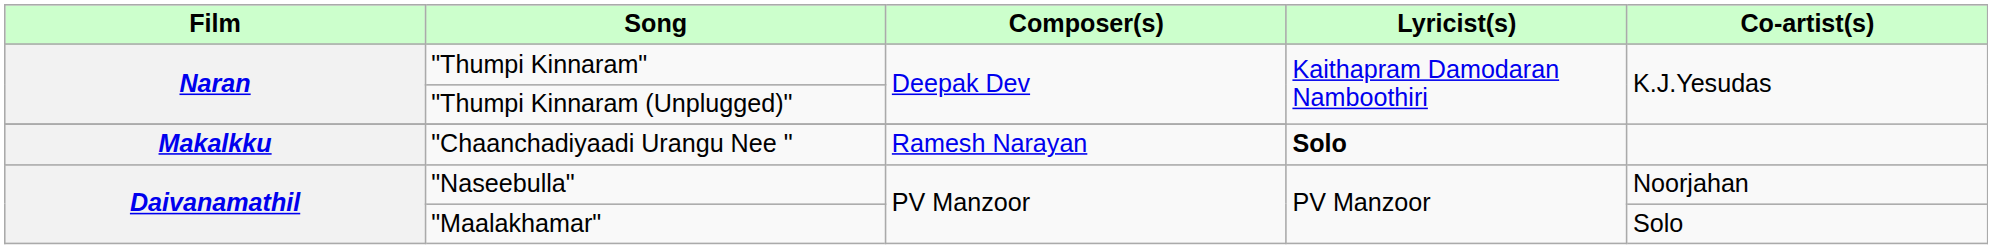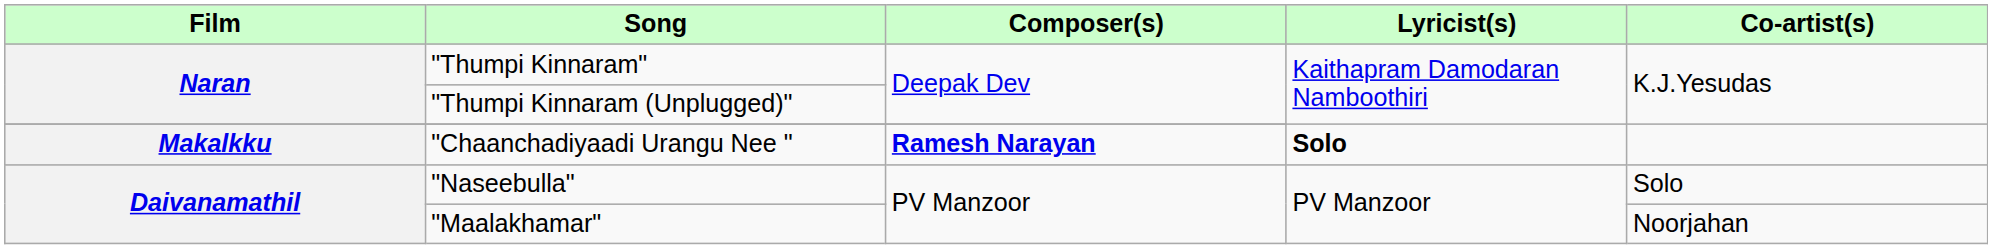(990, 143) normal -> (994, 143) bold
(1691, 183) Noorjahan -> (1658, 183) Solo
(1658, 223) Solo -> (1691, 223) Noorjahan
